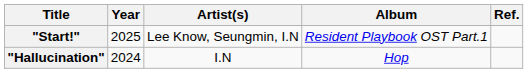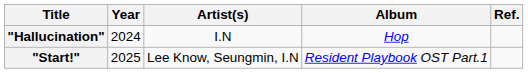rows swapped: (56, 57) <-> (56, 36)
